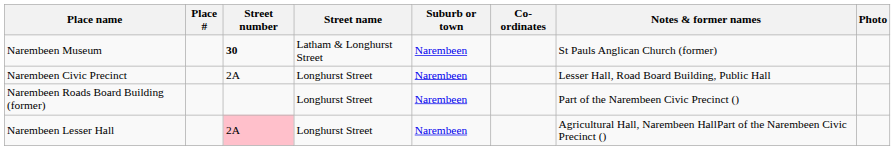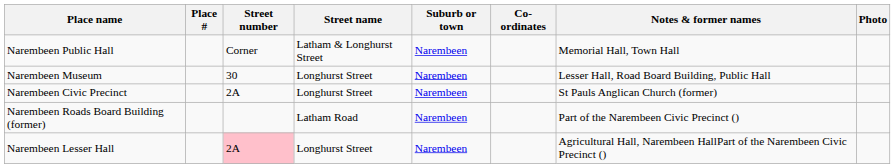+ row: (60, 50)
(232, 50) bold -> (232, 75) normal
(344, 50) Latham & Longhurst Street -> (334, 75) Longhurst Street
(638, 50) St Pauls Anglican Church (former) -> (665, 75) Lesser Hall, Road Board Building, Public Hall
(665, 75) Lesser Hall, Road Board Building, Public Hall -> (638, 93) St Pauls Anglican Church (former)
(334, 99) Longhurst Street -> (327, 117) Latham Road
